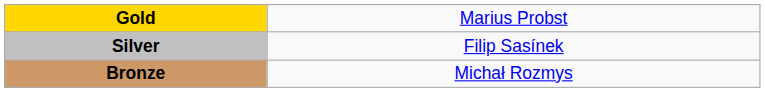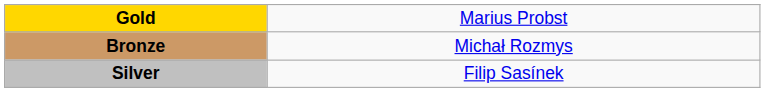rows swapped: (136, 45) <-> (136, 73)
